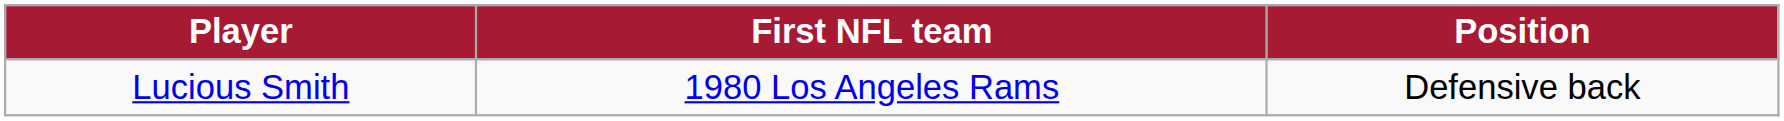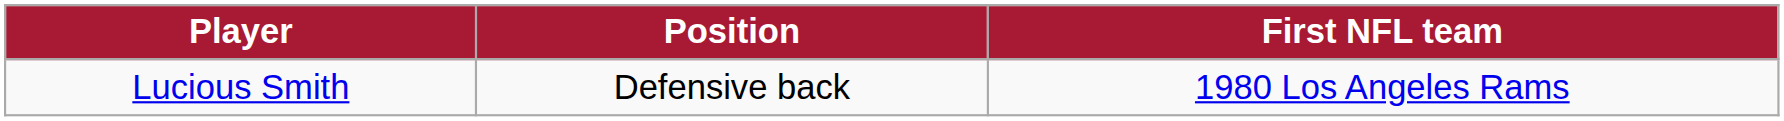columns swapped: (1522, 31) <-> (872, 31)
